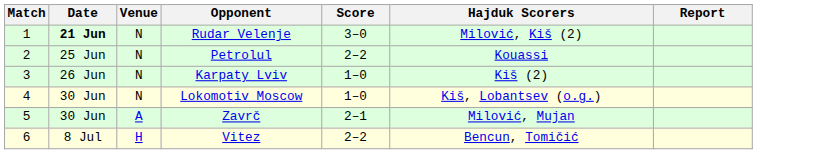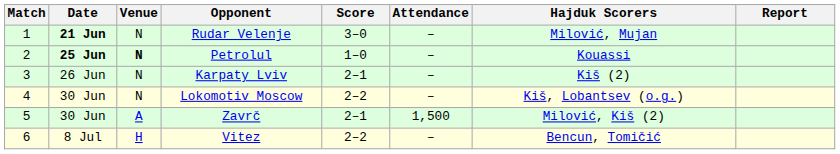+ column: (431, 15)
(521, 36) Milović, Kiš (2) -> (604, 36) Milović, Mujan
(83, 56) normal -> (83, 56) bold
(139, 56) normal -> (139, 56) bold
(356, 56) 2–2 -> (356, 56) 1–0
(356, 77) 1–0 -> (356, 77) 2–1
(356, 97) 1–0 -> (356, 97) 2–2
(521, 118) Milović, Mujan -> (604, 118) Milović, Kiš (2)
